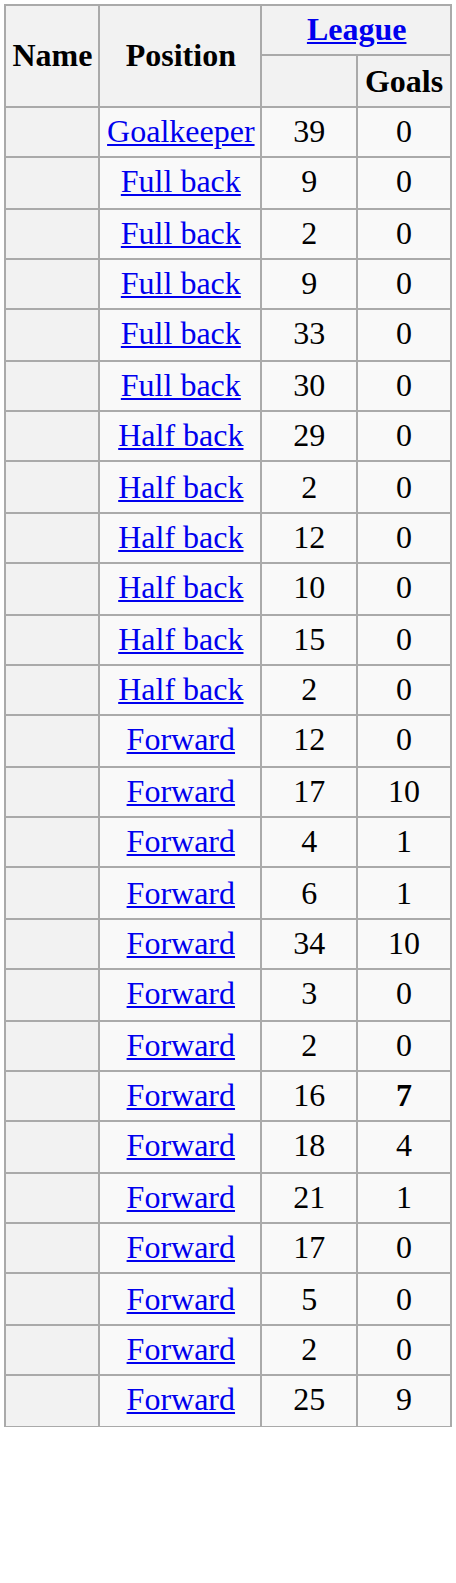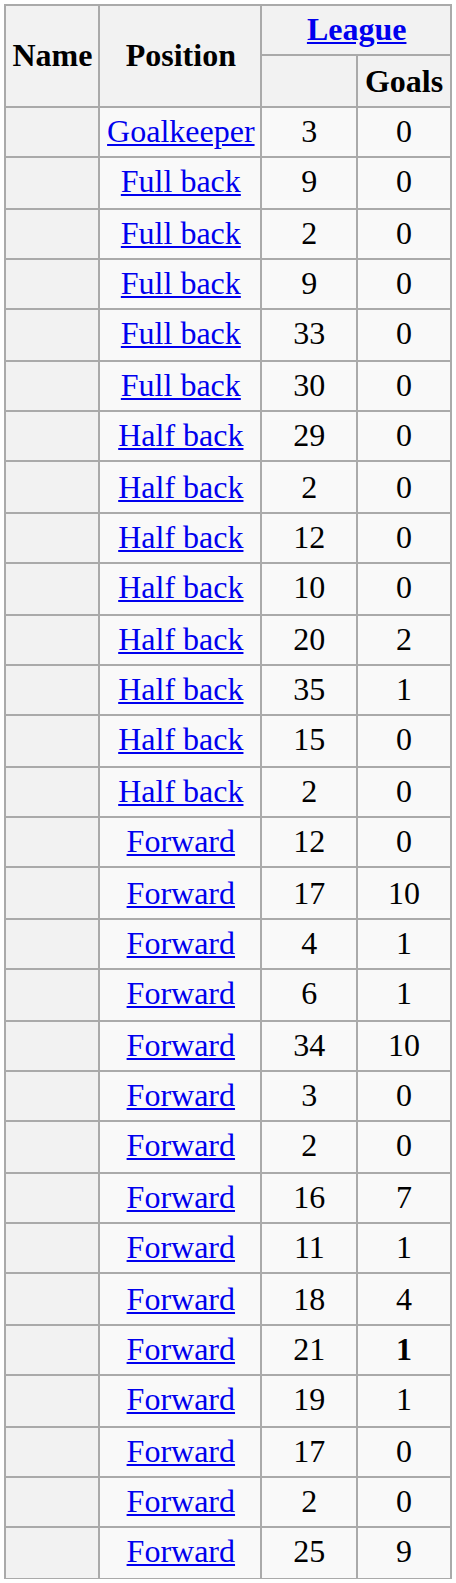+ row: (181, 131)
- row: (181, 131)
+ row: (181, 638)
+ row: (181, 689)
(404, 1095) bold -> (404, 1197) normal
+ row: (181, 1247)
(404, 1197) normal -> (404, 1349) bold
+ row: (181, 1400)
- row: (181, 1298)
